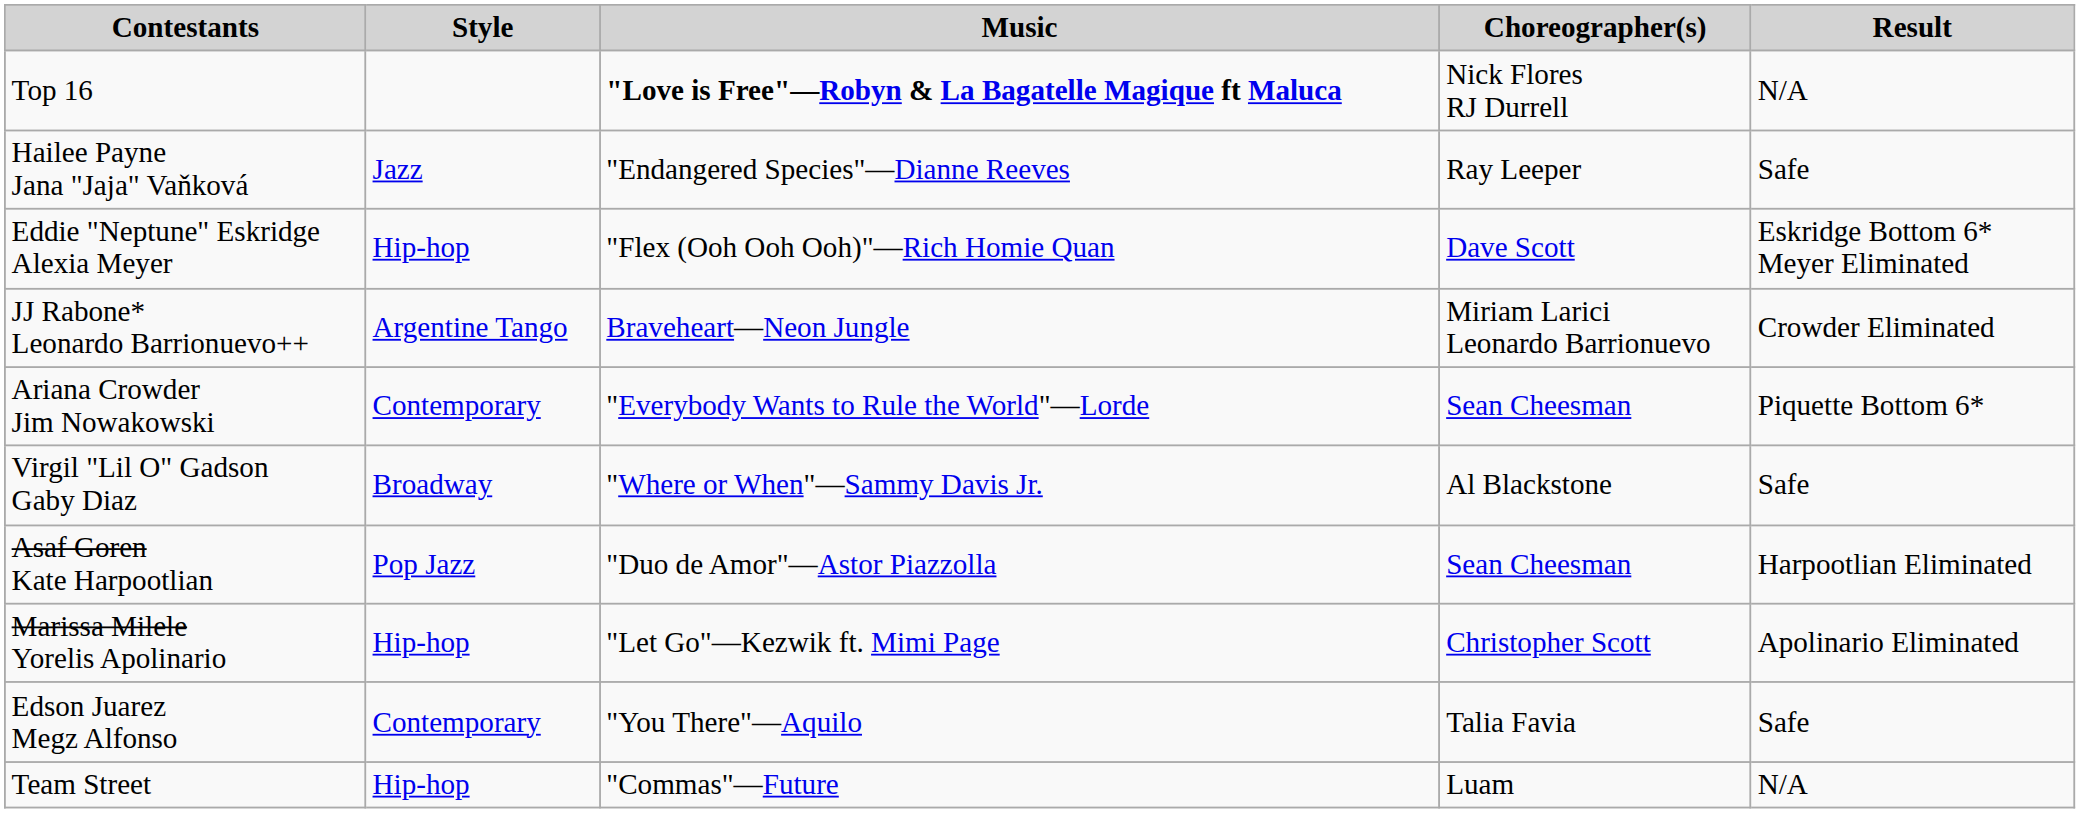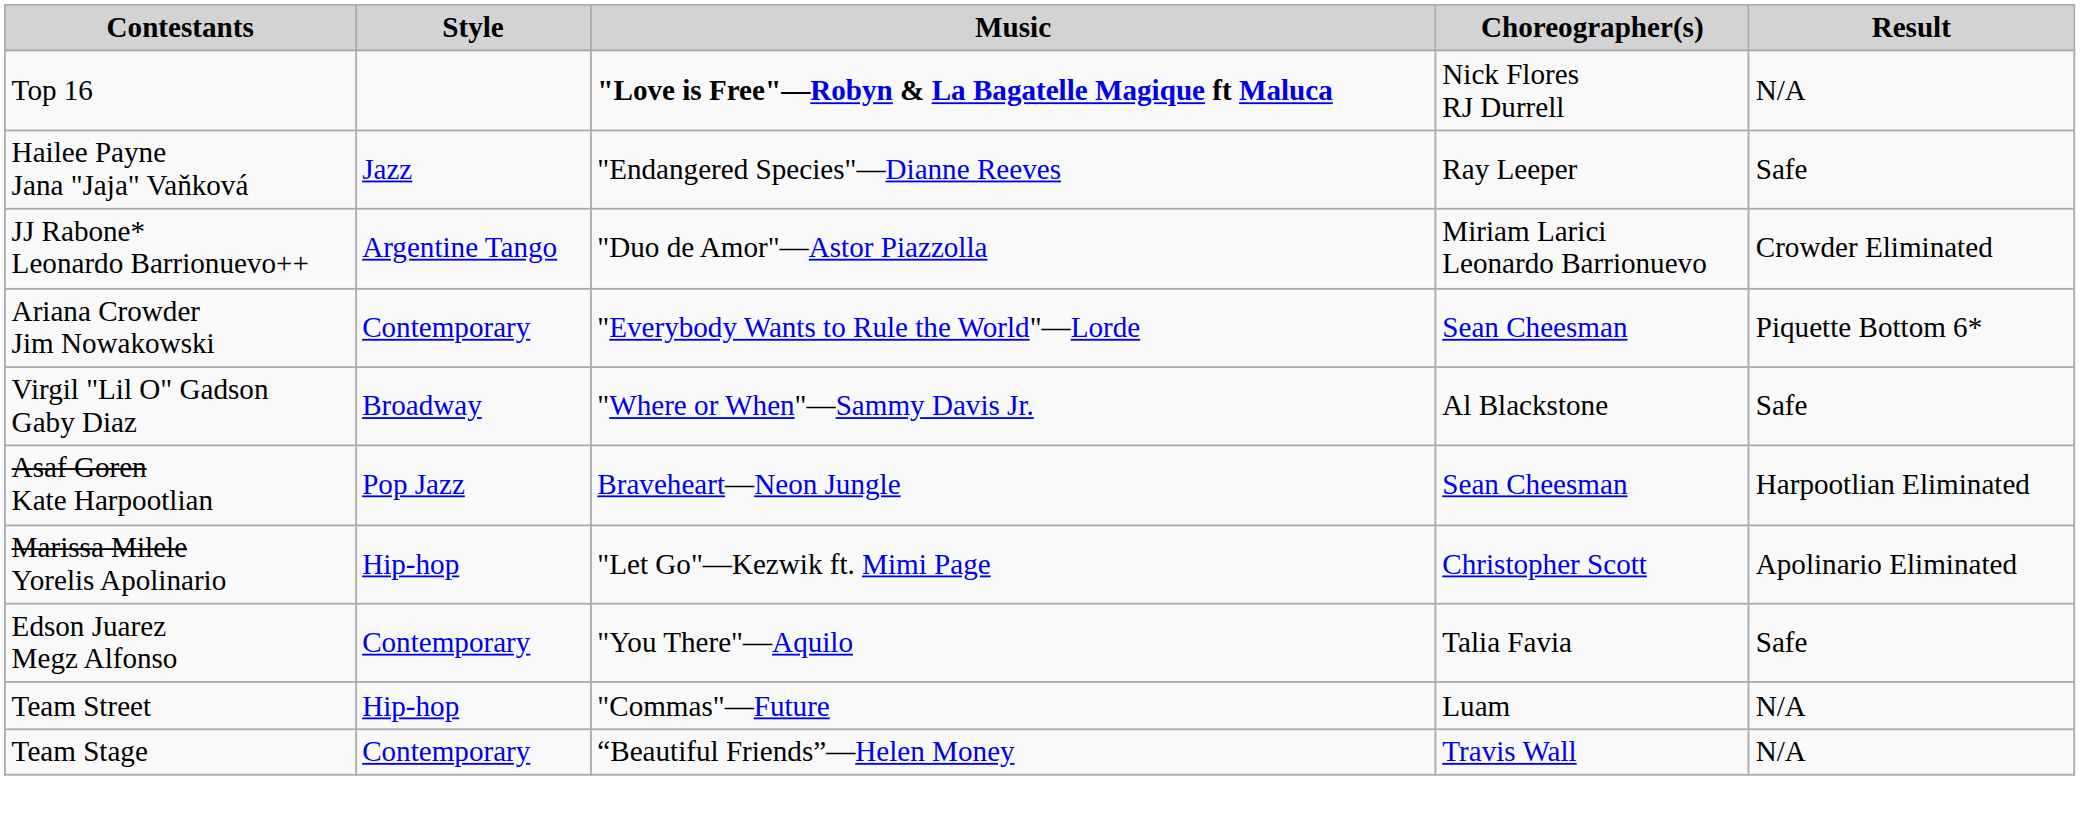- row: (166, 248)
(758, 326) Braveheart—Neon Jungle -> (792, 248) "Duo de Amor"—Astor Piazzolla
(801, 563) "Duo de Amor"—Astor Piazzolla -> (749, 484) Braveheart—Neon Jungle
+ row: (80, 751)
